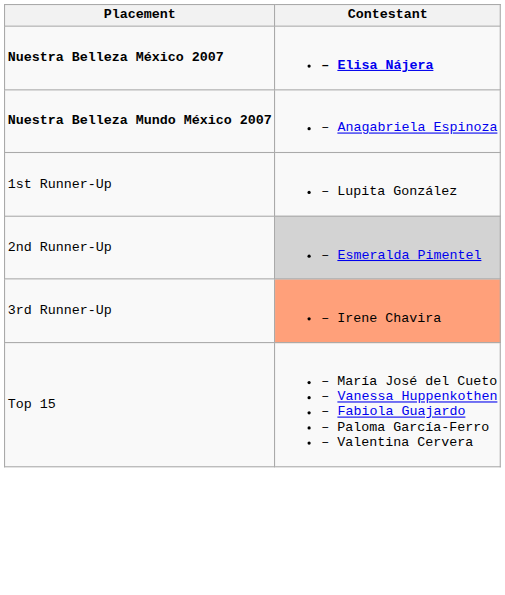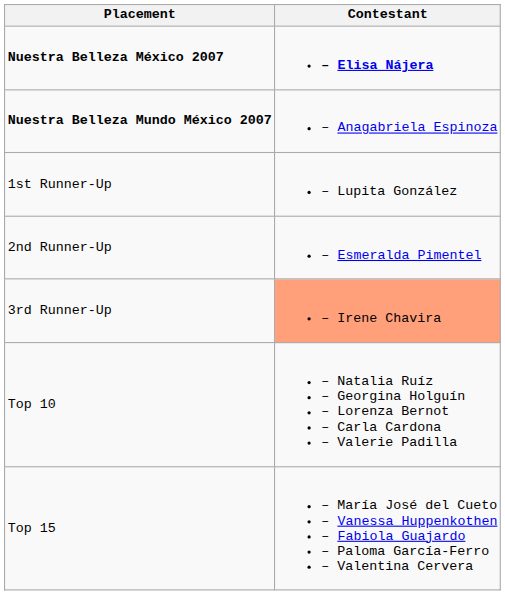(388, 256) lightgrey background -> (388, 256) no background
+ row: (32, 405)
